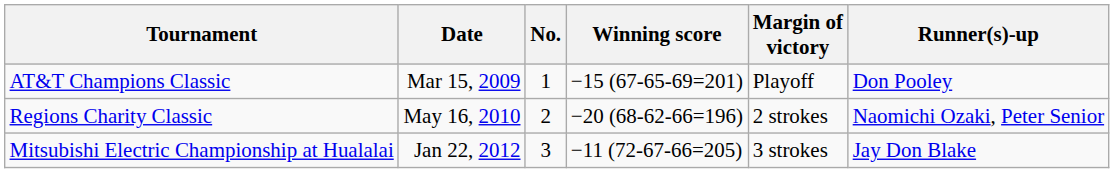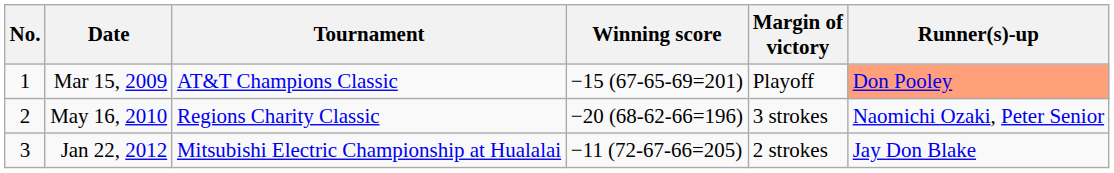columns swapped: (546, 34) <-> (202, 34)
(902, 81) no background -> (902, 81) lightsalmon background
(790, 115) 2 strokes -> (790, 115) 3 strokes
(790, 150) 3 strokes -> (790, 150) 2 strokes
